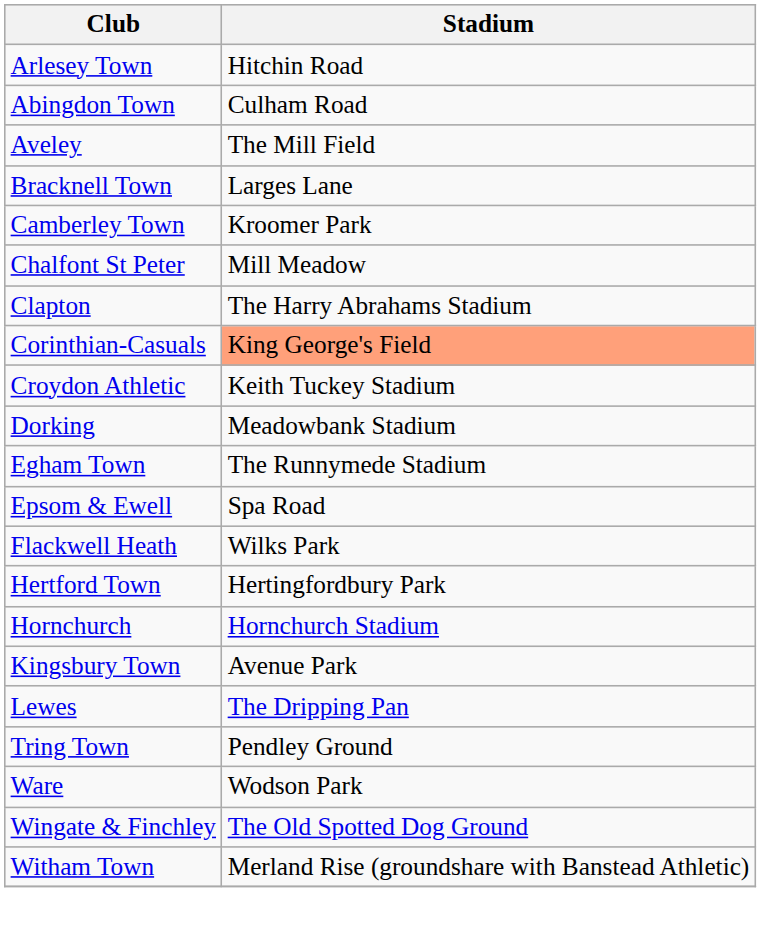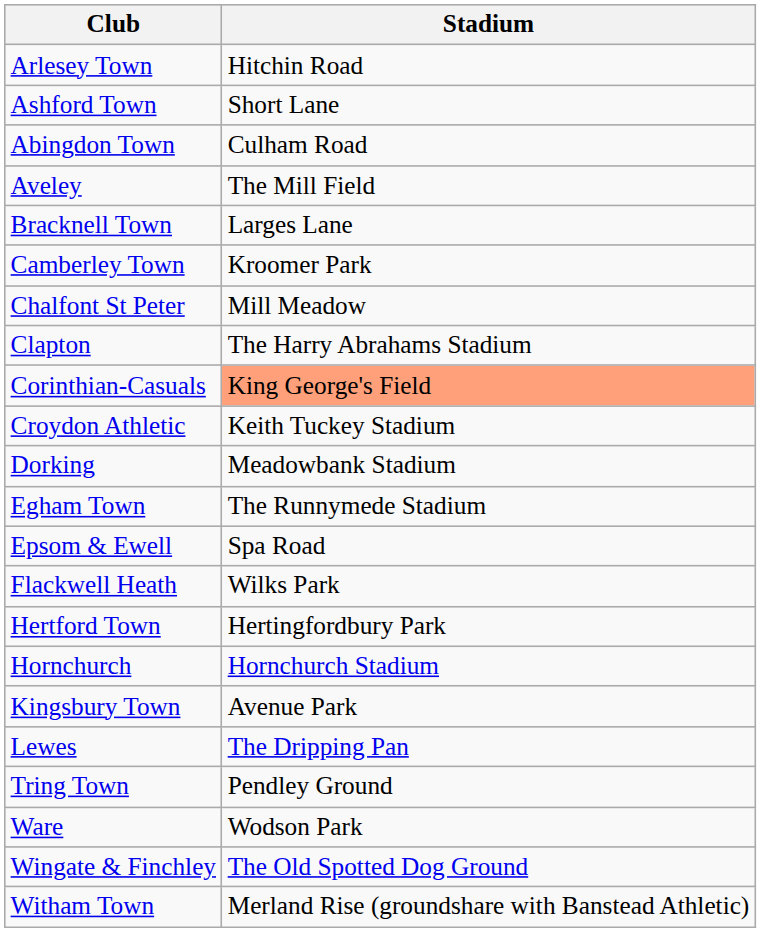+ row: (84, 104)
